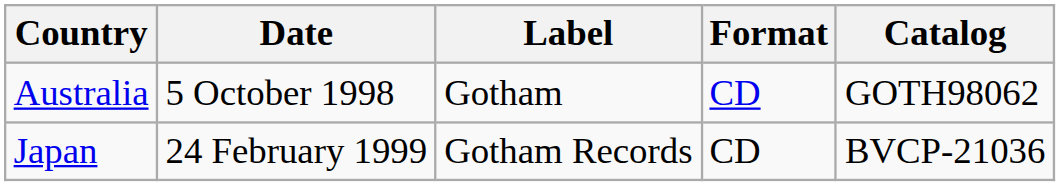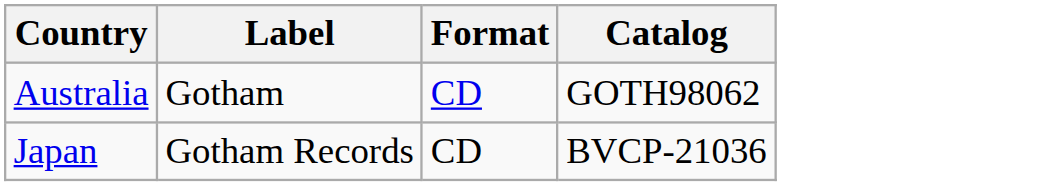- column: (296, 33)
